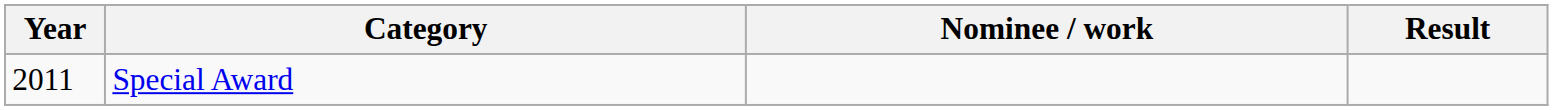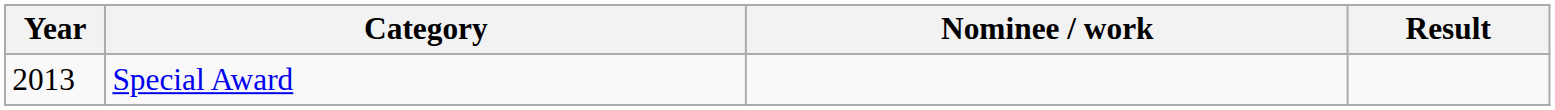(43, 79) 2011 -> (44, 79) 2013
